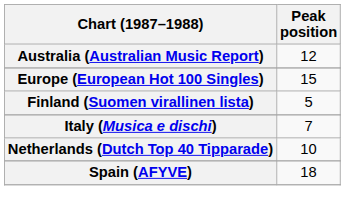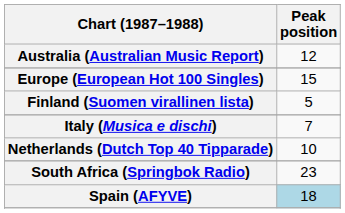+ row: (140, 172)
(309, 172) no background -> (309, 196) lightblue background
